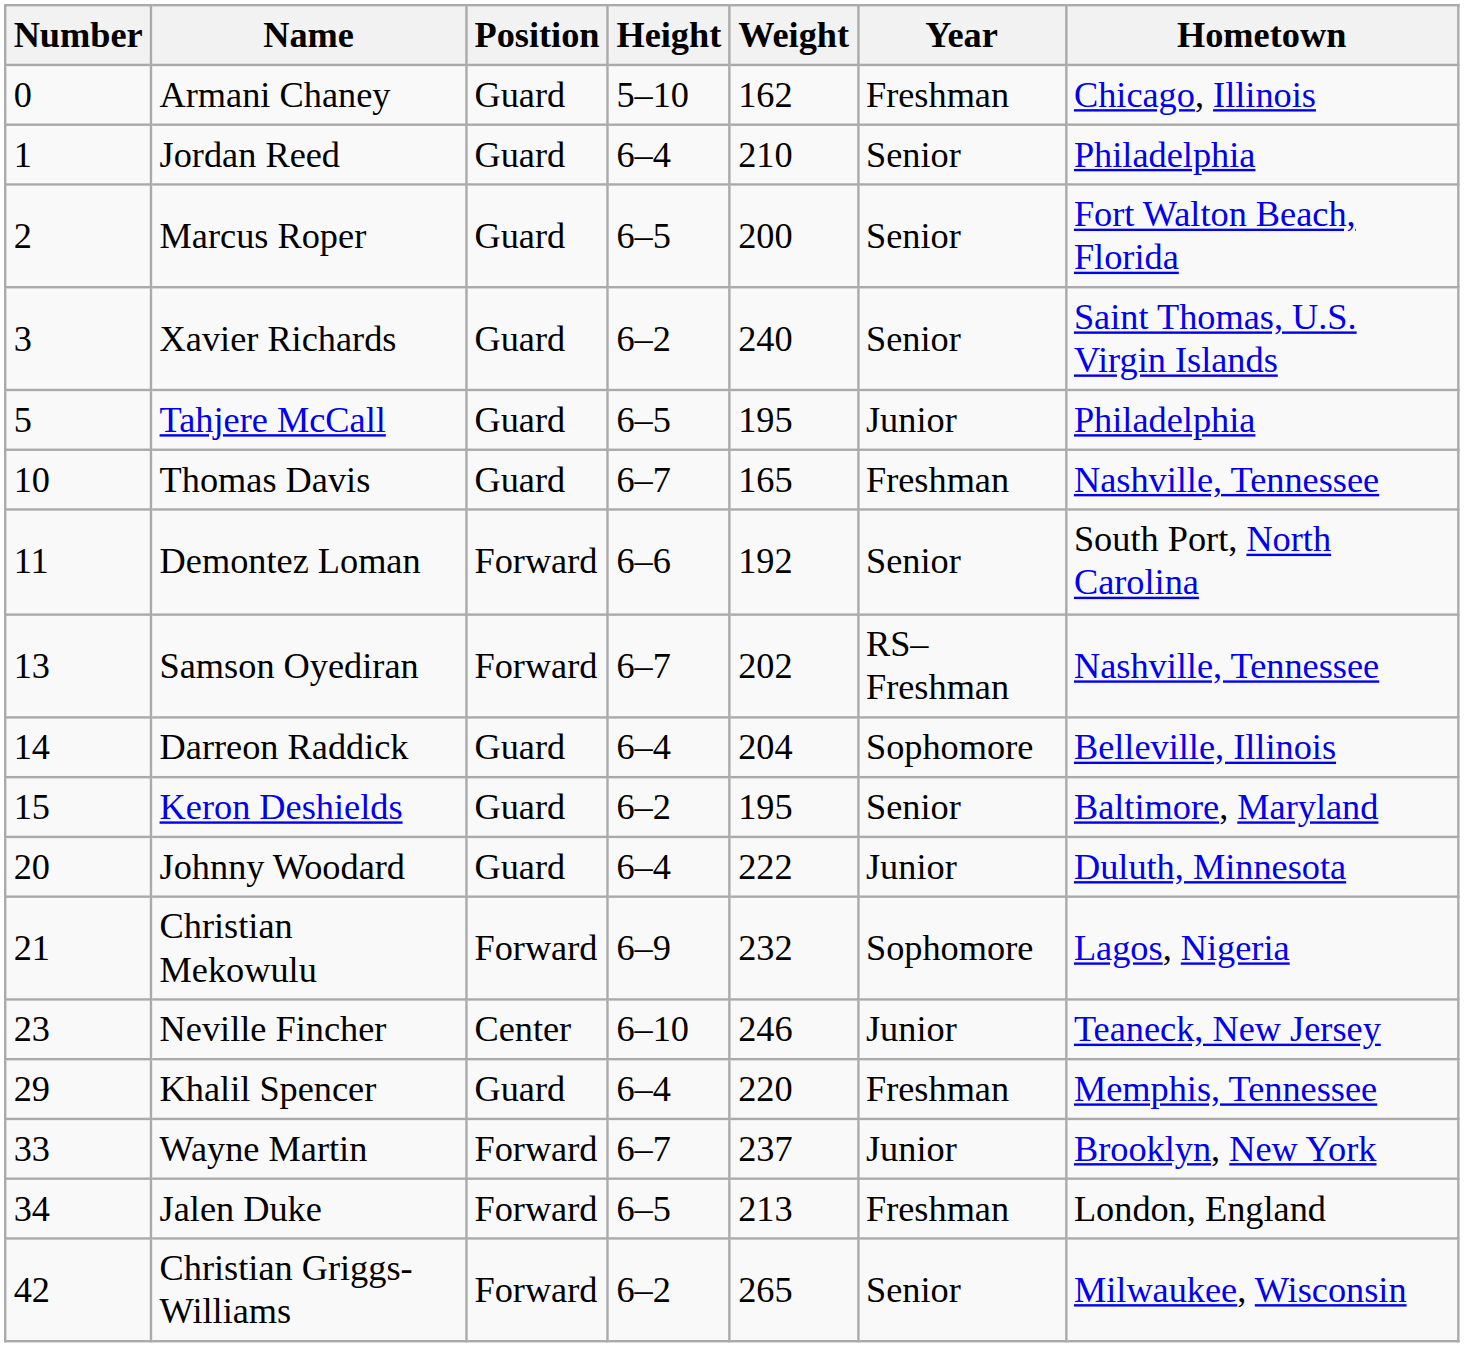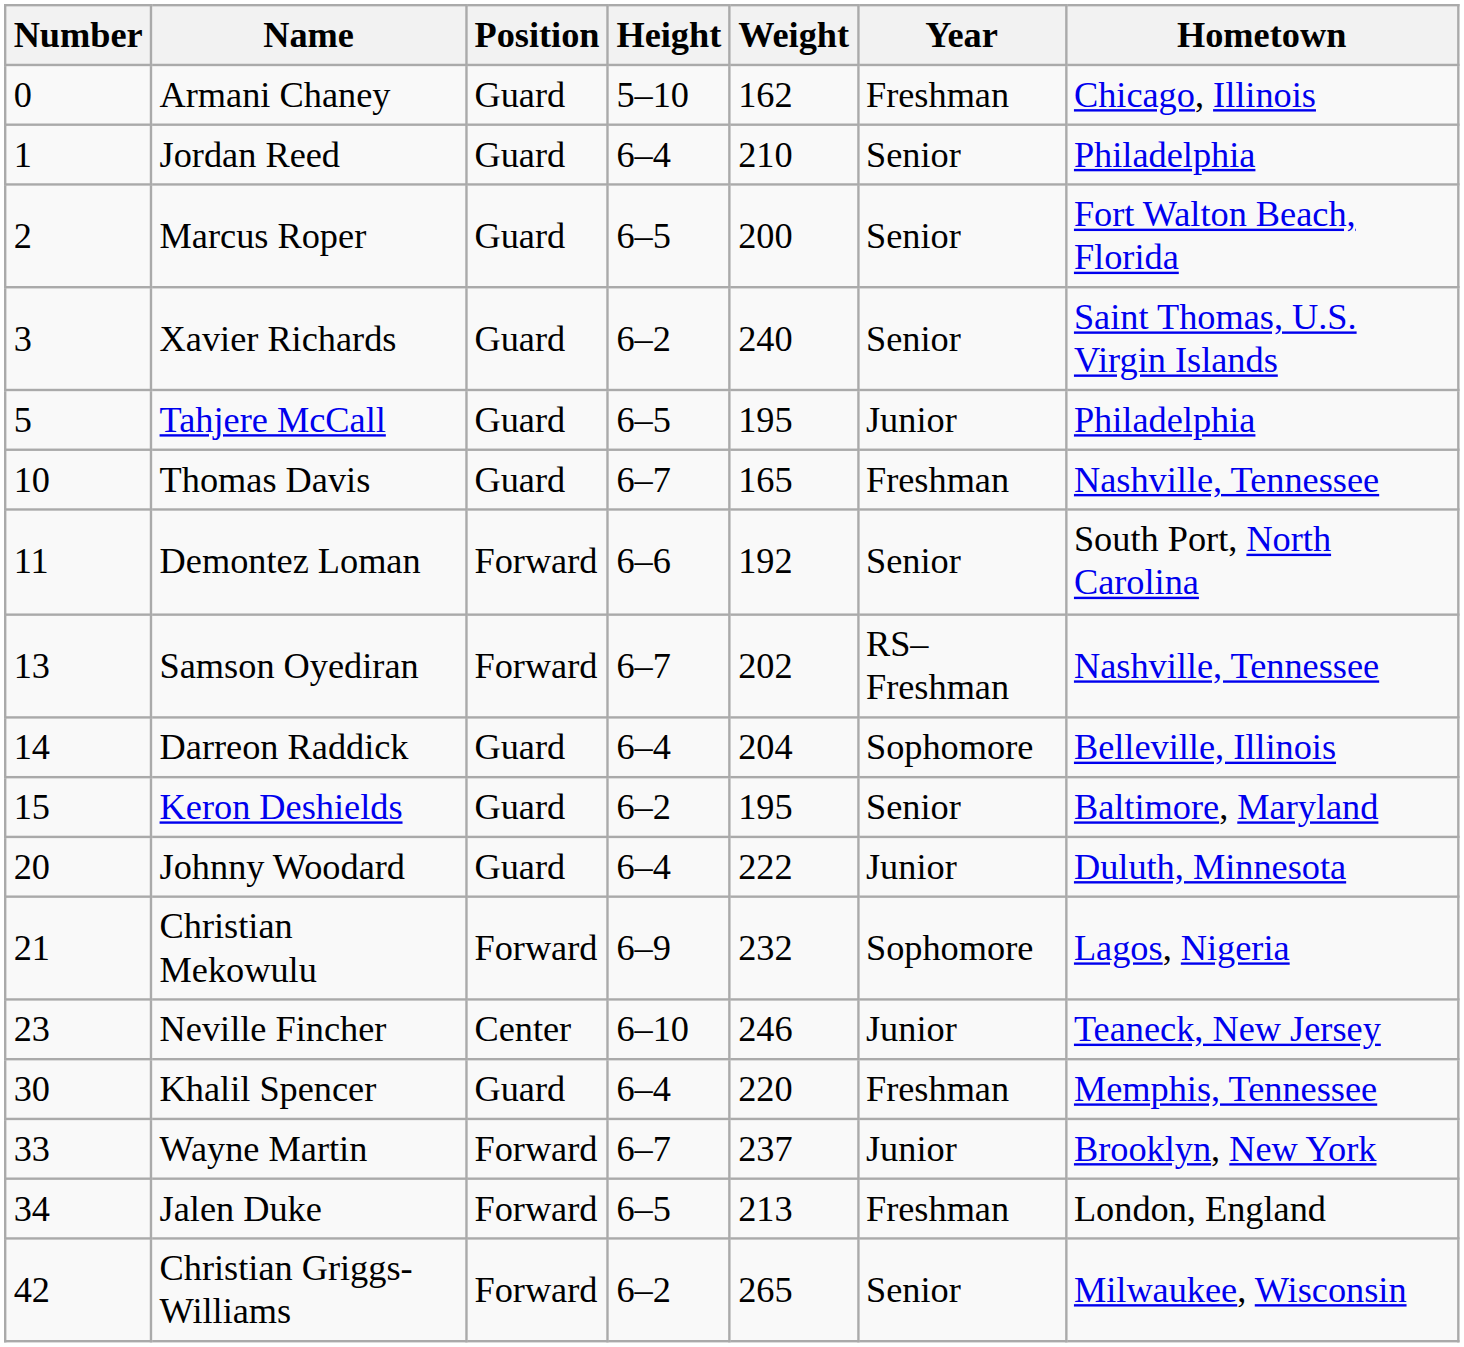(32, 1088) 29 -> (32, 1088) 30
